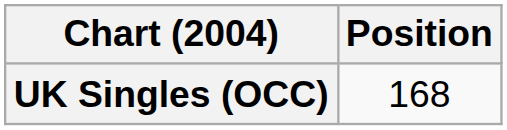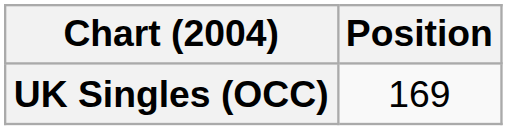(419, 93) 168 -> (419, 93) 169
